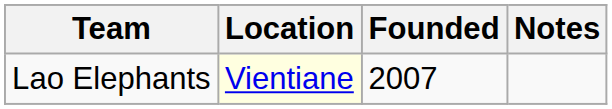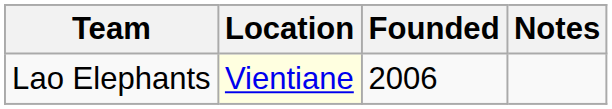(403, 78) 2007 -> (403, 78) 2006
